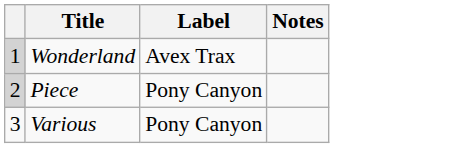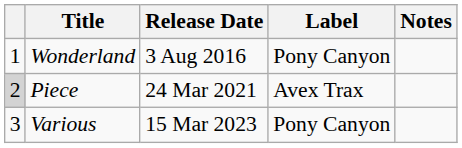+ column: (204, 21)
(15, 55) lightgrey background -> (15, 55) no background
(190, 55) Avex Trax -> (332, 55) Pony Canyon
(204, 90) Pony Canyon -> (318, 90) Avex Trax
